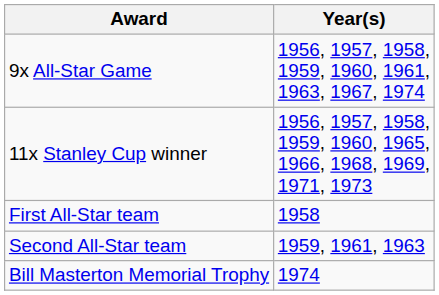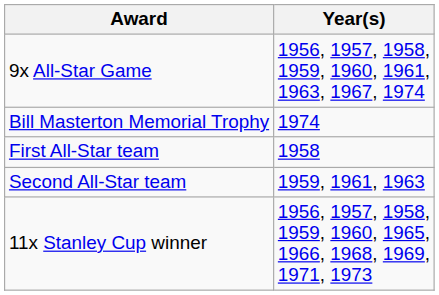rows swapped: (139, 275) <-> (108, 153)
